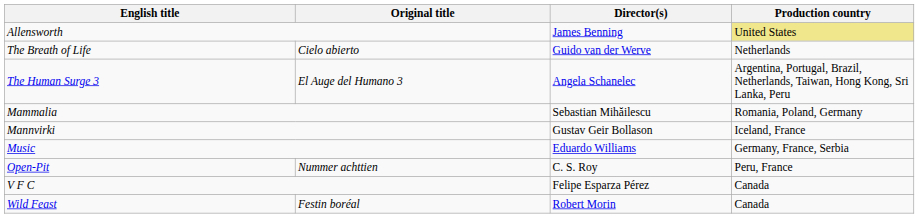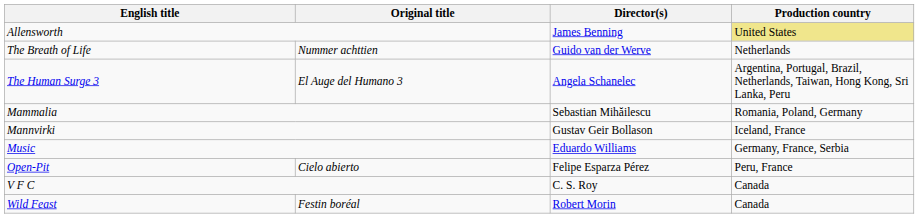(329, 50) Cielo abierto -> (338, 50) Nummer achttien
(338, 167) Nummer achttien -> (329, 167) Cielo abierto
(575, 167) C. S. Roy -> (601, 167) Felipe Esparza Pérez
(601, 185) Felipe Esparza Pérez -> (575, 185) C. S. Roy
